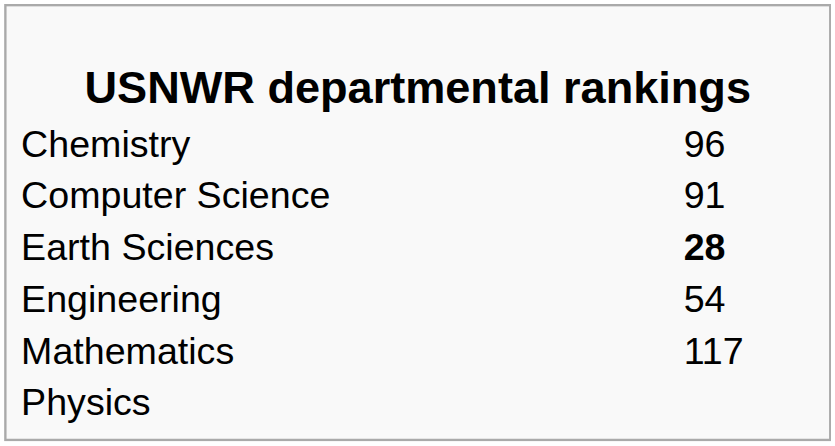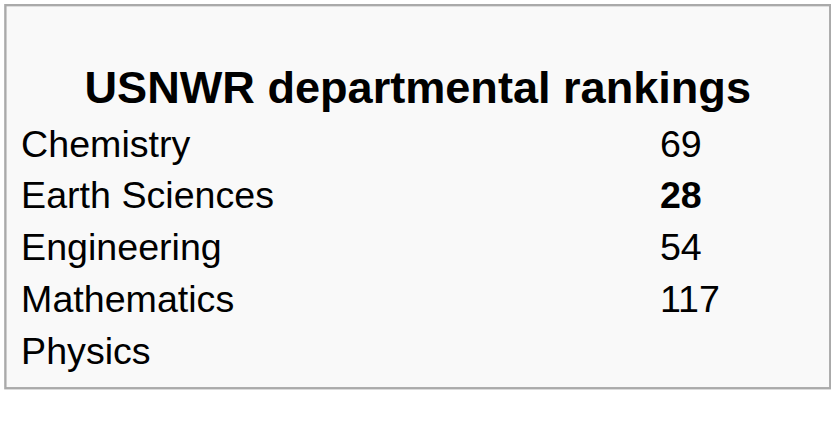(705, 144) 96 -> (681, 144) 69
- row: (176, 196)
